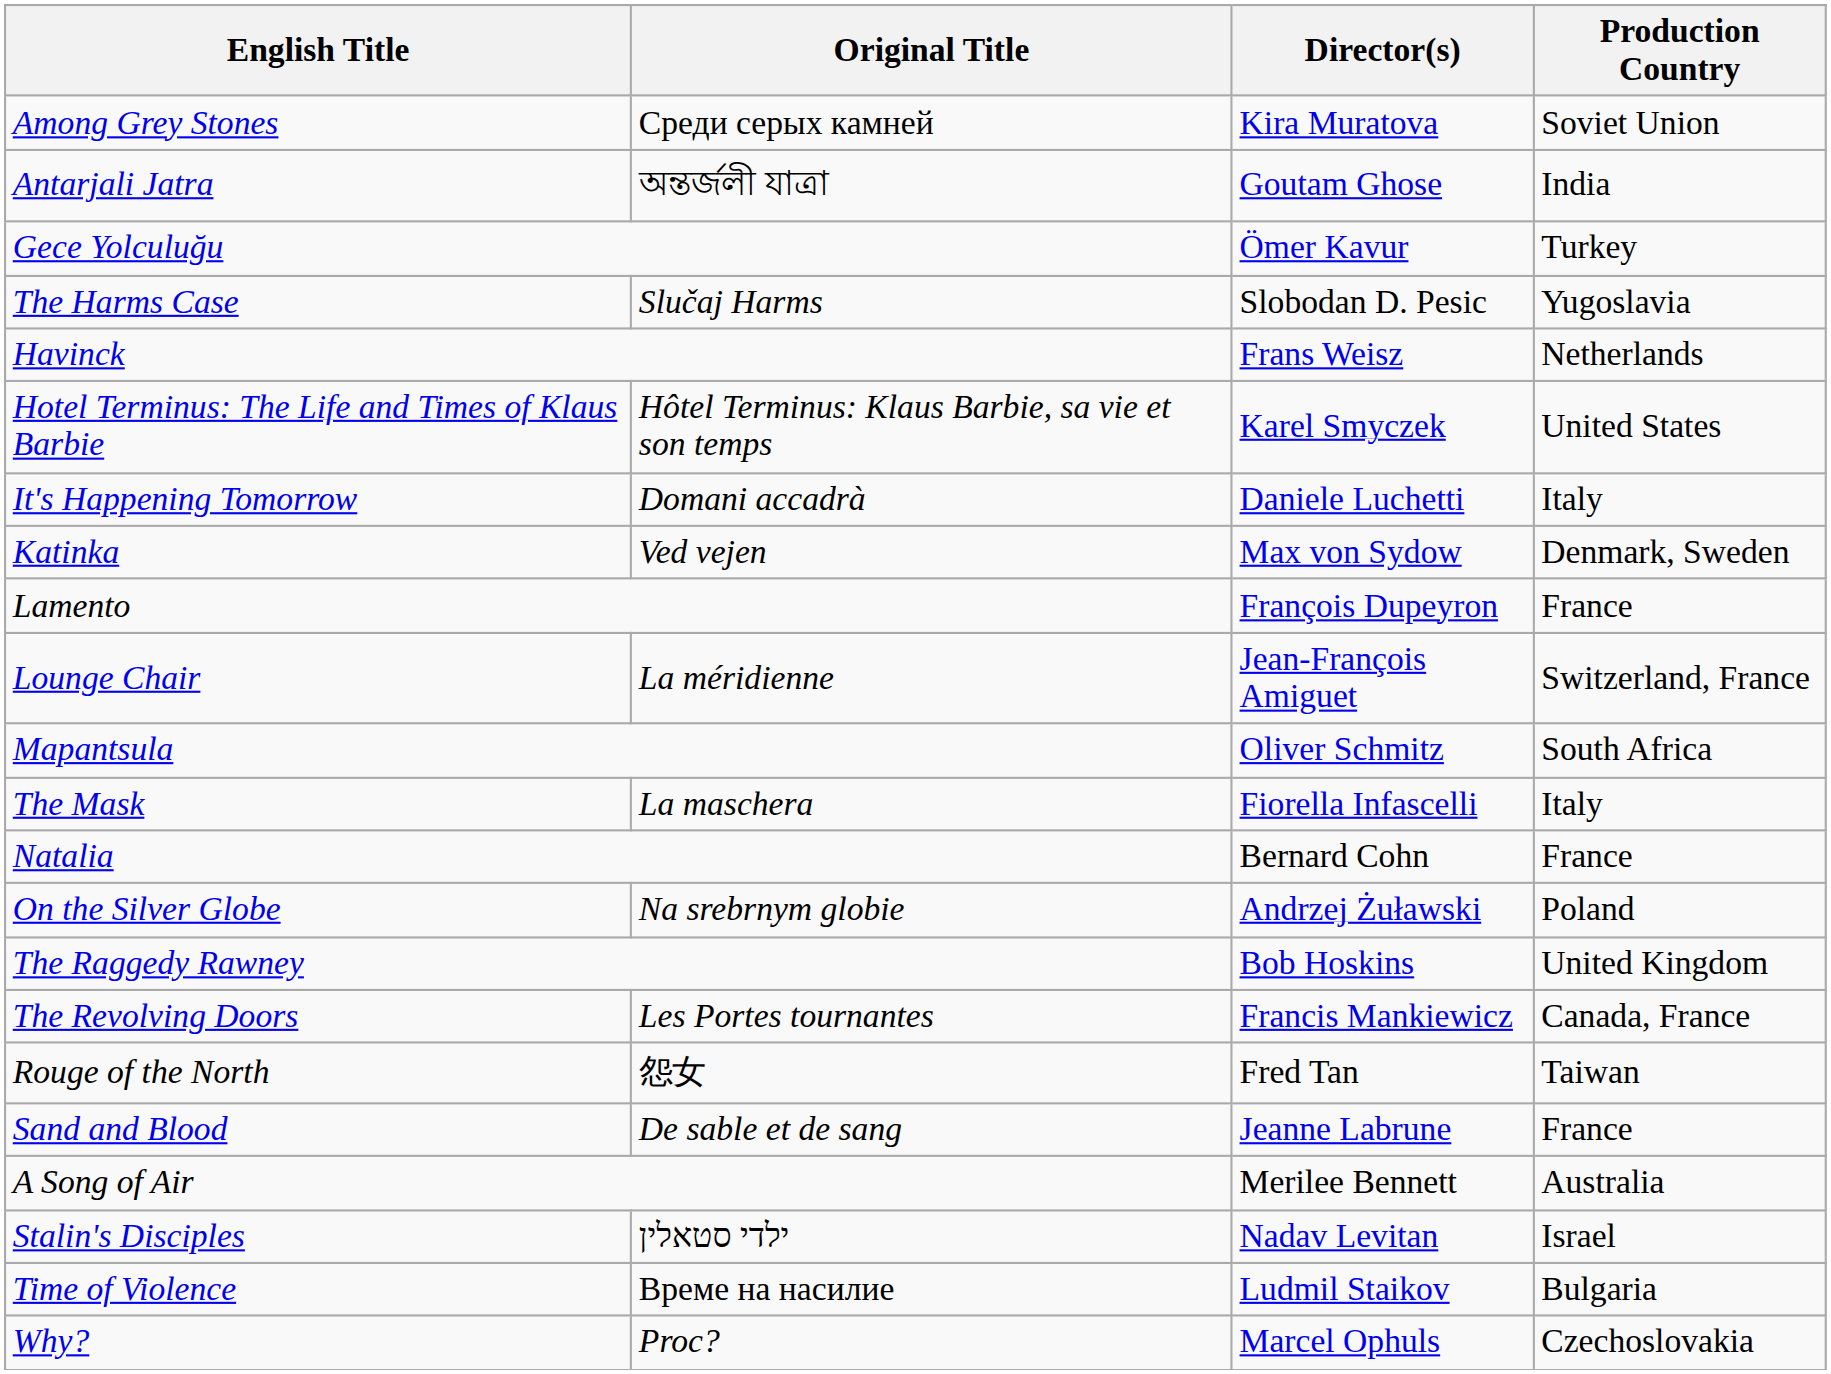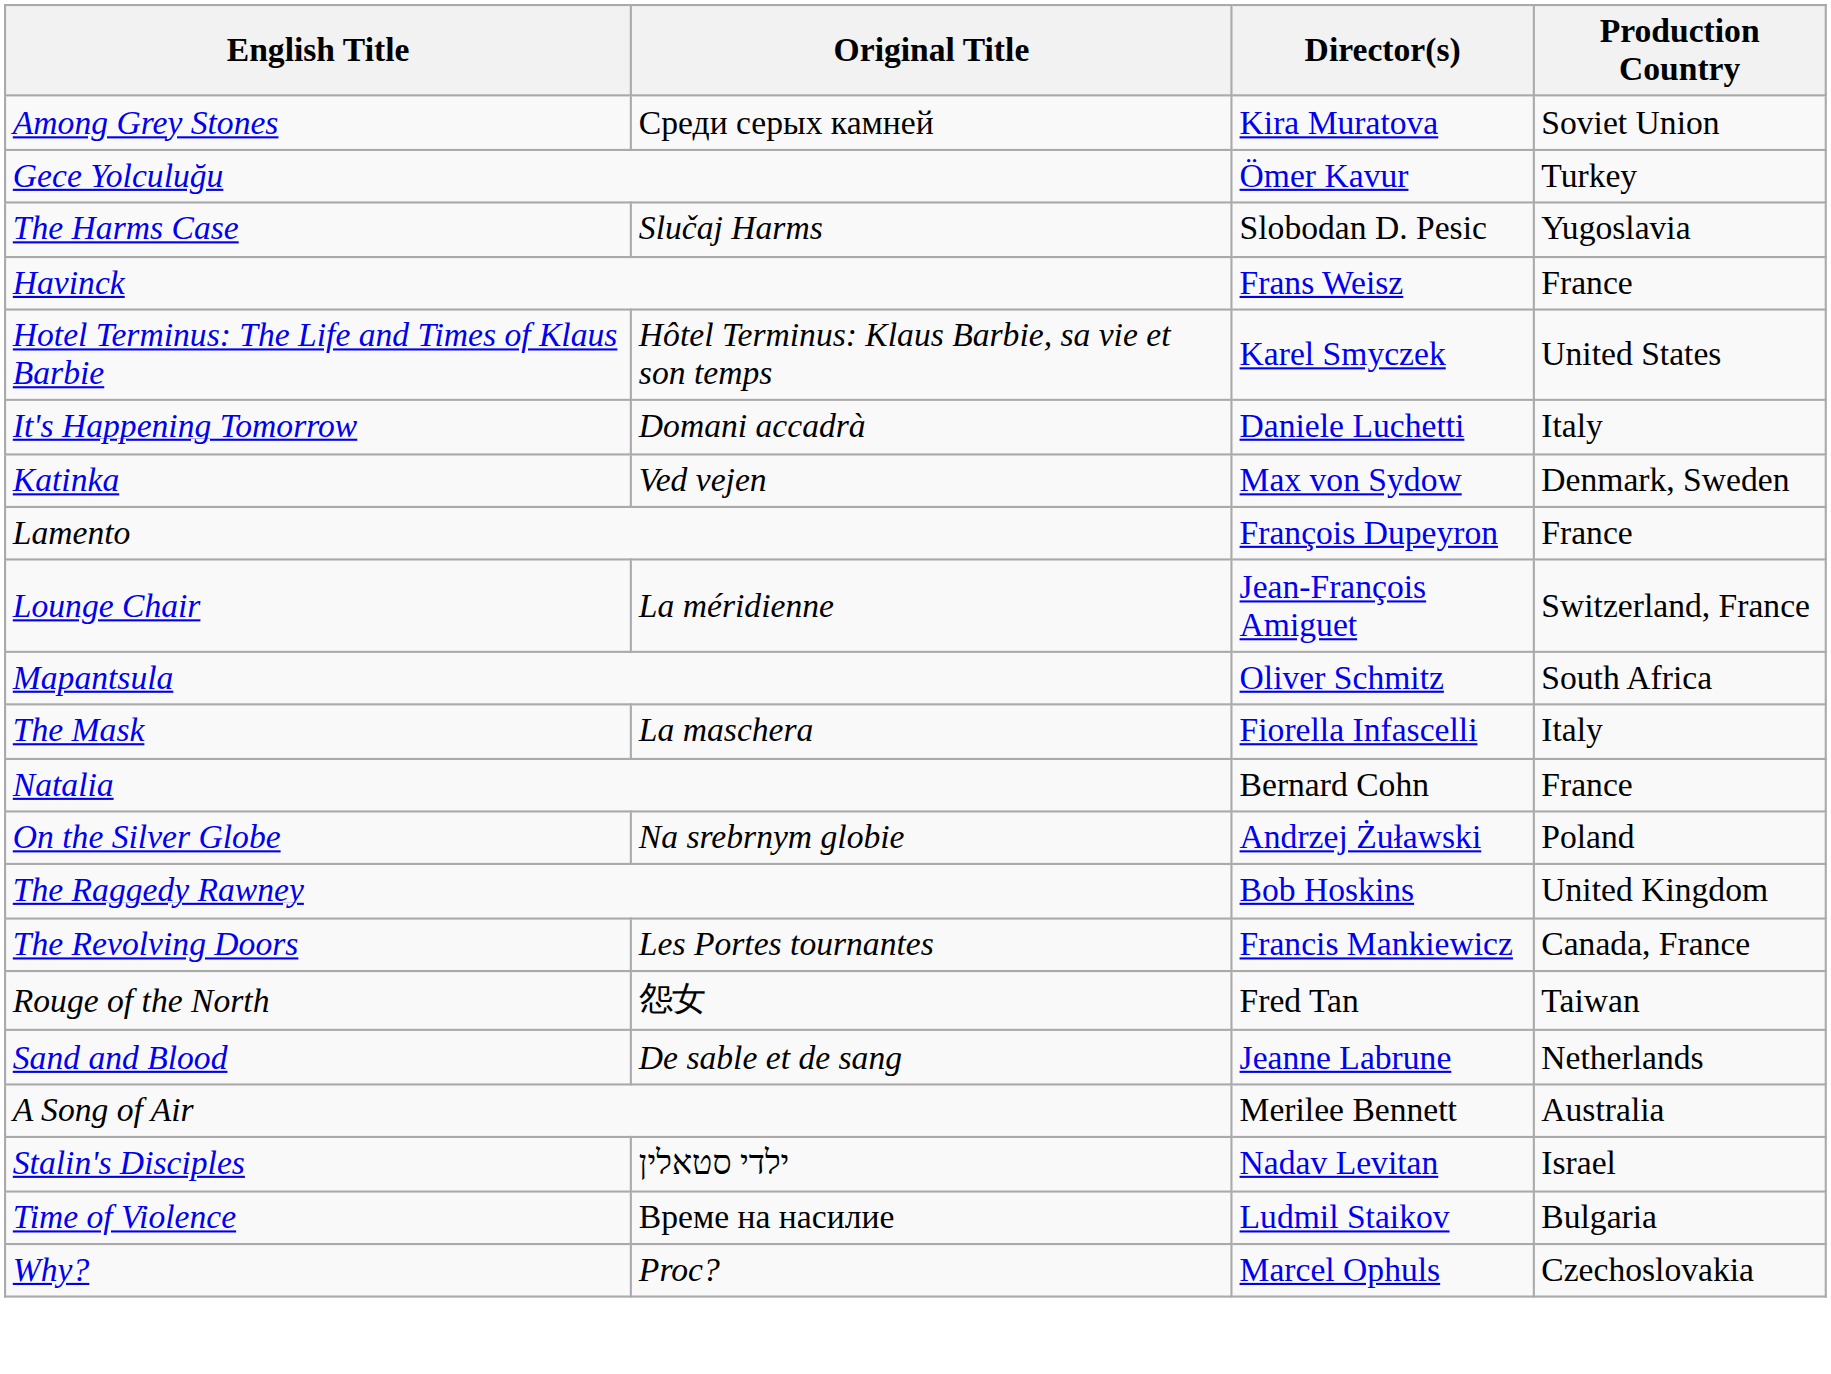- row: (113, 184)
(1622, 354) Netherlands -> (1587, 282) France
(1587, 1128) France -> (1622, 1056) Netherlands
